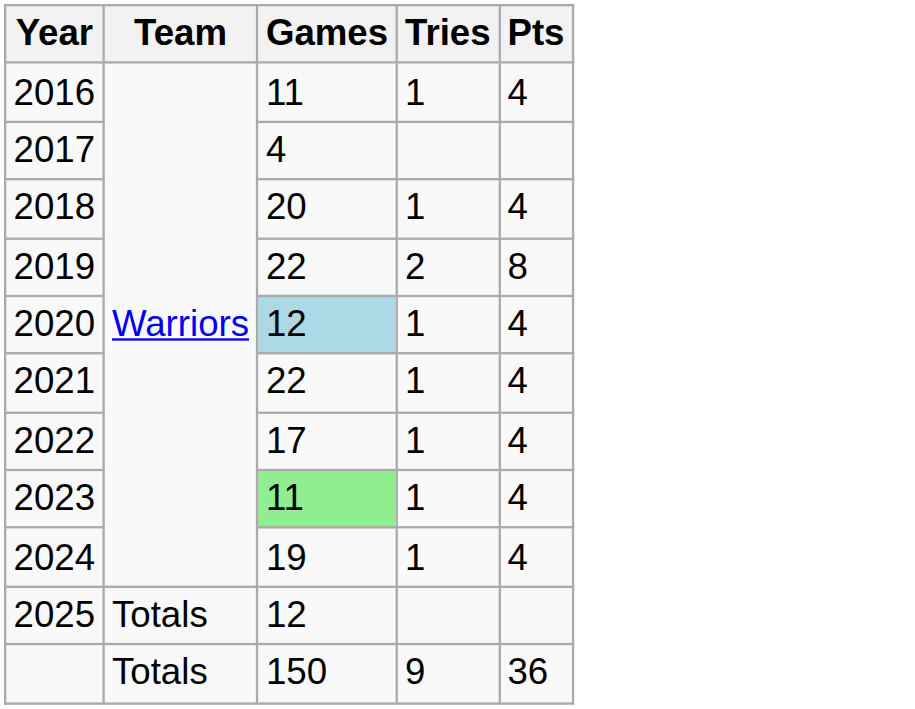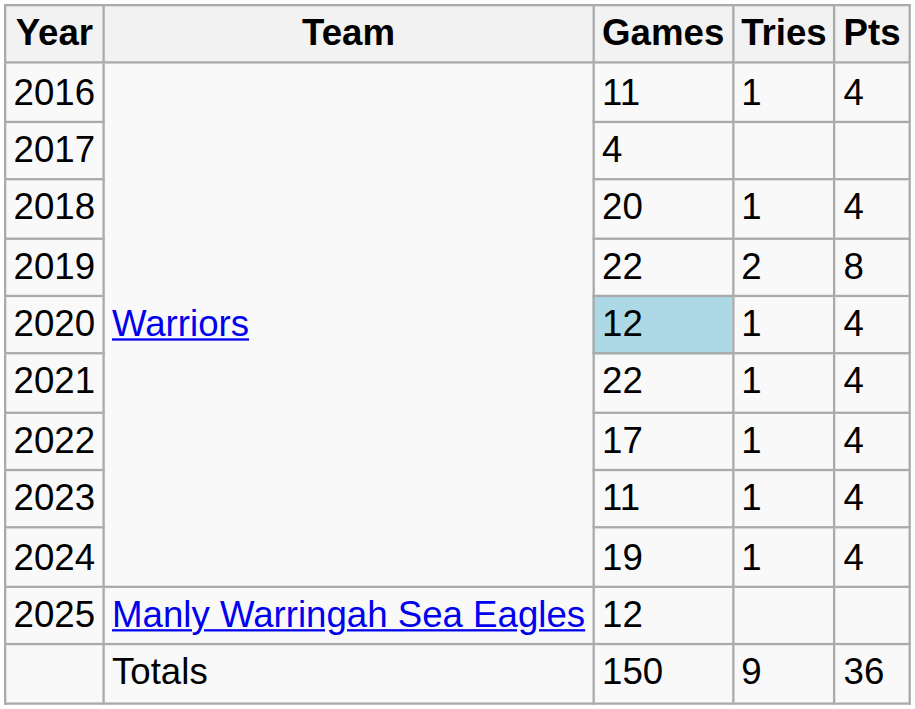(285, 498) lightgreen background -> (621, 498) no background
(160, 614) Totals -> (349, 614) Manly Warringah Sea Eagles
